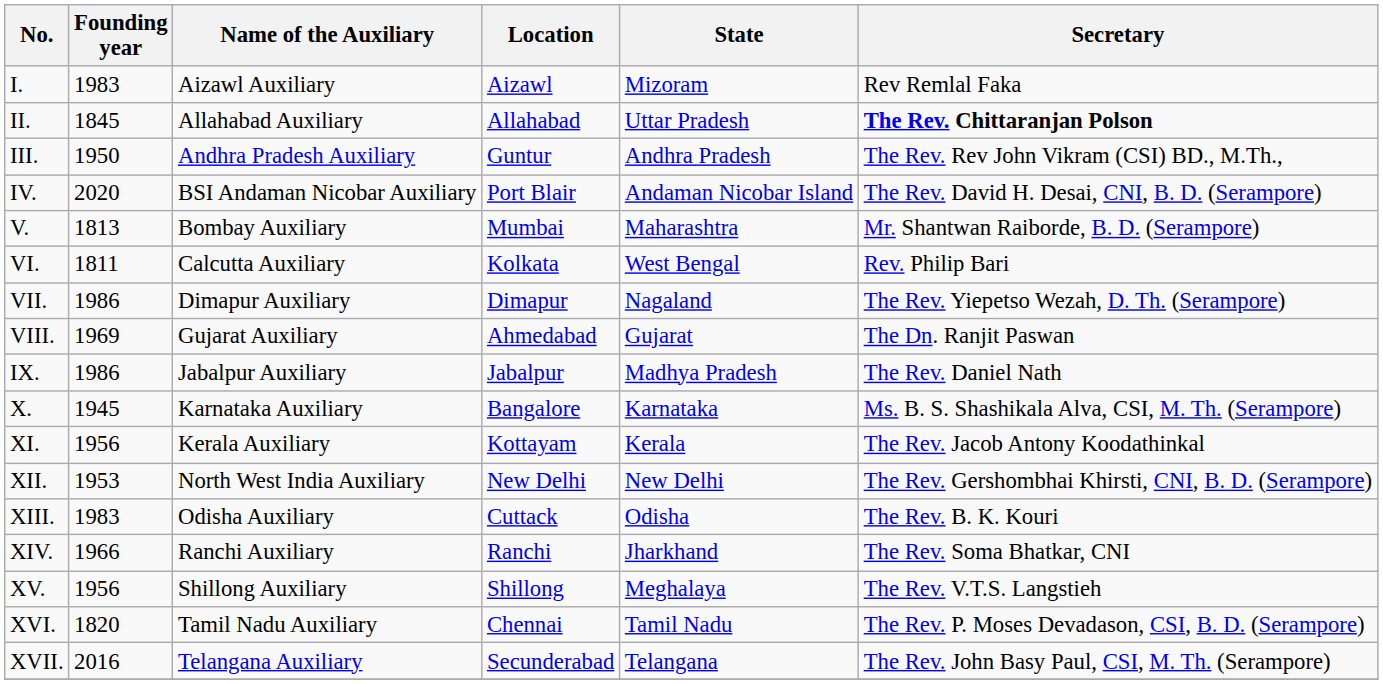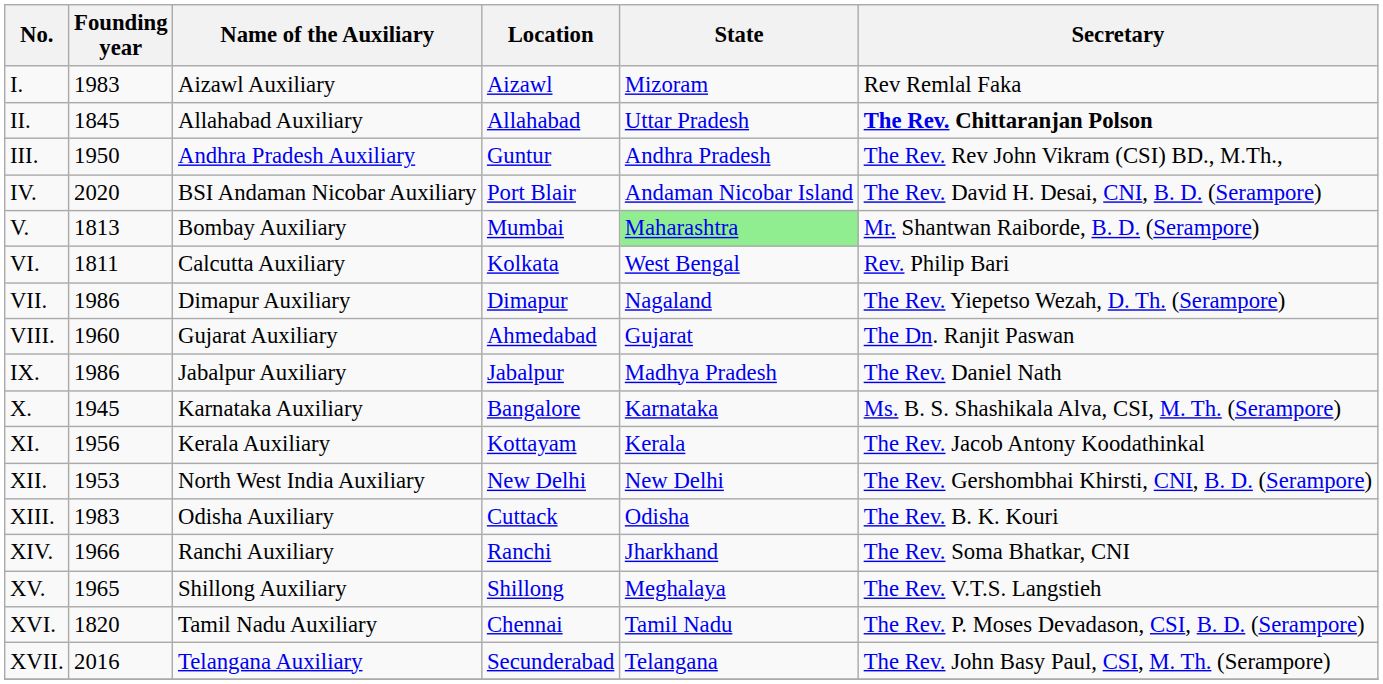(682, 228) no background -> (682, 228) lightgreen background
(97, 336) 1969 -> (97, 336) 1960
(97, 588) 1956 -> (97, 588) 1965
